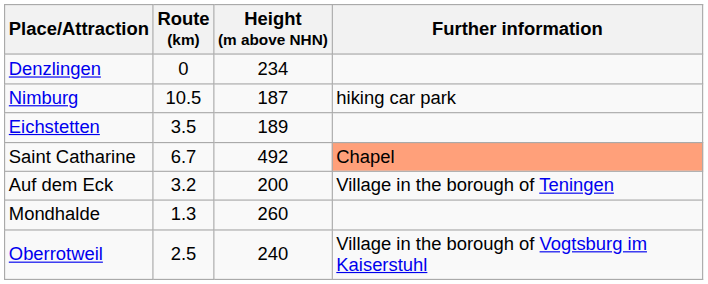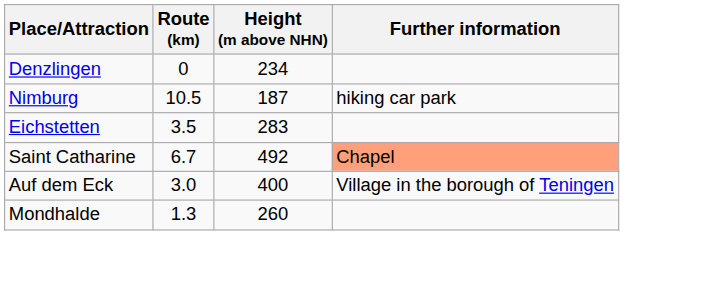(273, 127) 189 -> (273, 127) 283
(183, 185) 3.2 -> (183, 185) 3.0
(273, 185) 200 -> (273, 185) 400
- row: (56, 254)
